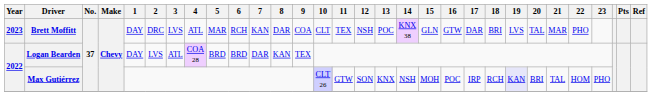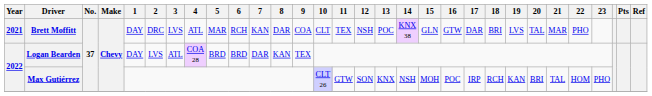(14, 30) 2023 -> (14, 30) 2021
(516, 79) lavender background -> (516, 79) no background
